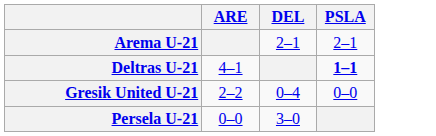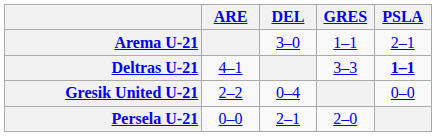+ column: (345, 17)
(288, 42) 2–1 -> (288, 42) 3–0
(288, 118) 3–0 -> (288, 118) 2–1
